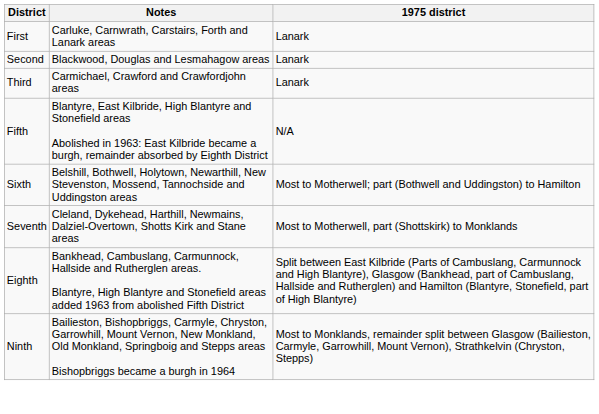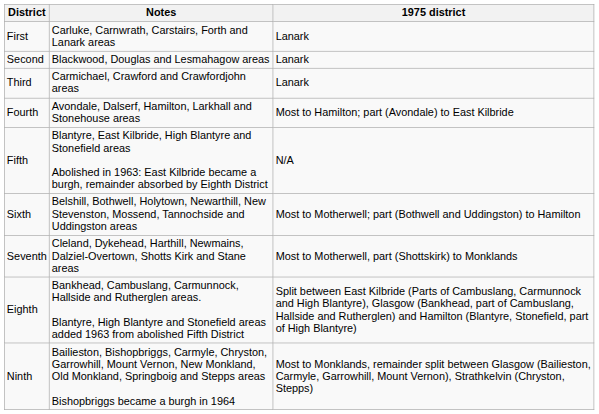+ row: (23, 112)
